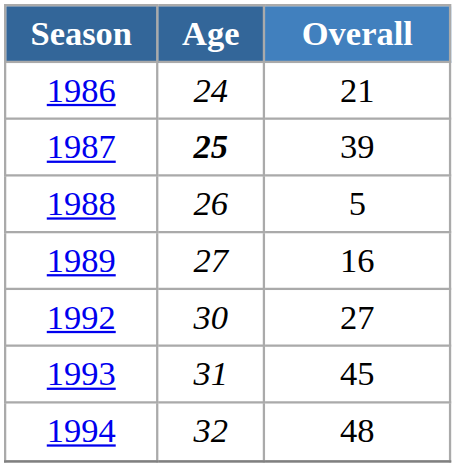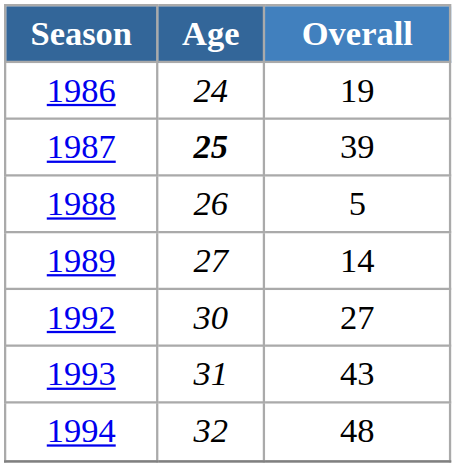(357, 90) 21 -> (357, 90) 19
(357, 260) 16 -> (357, 260) 14
(357, 374) 45 -> (357, 374) 43
